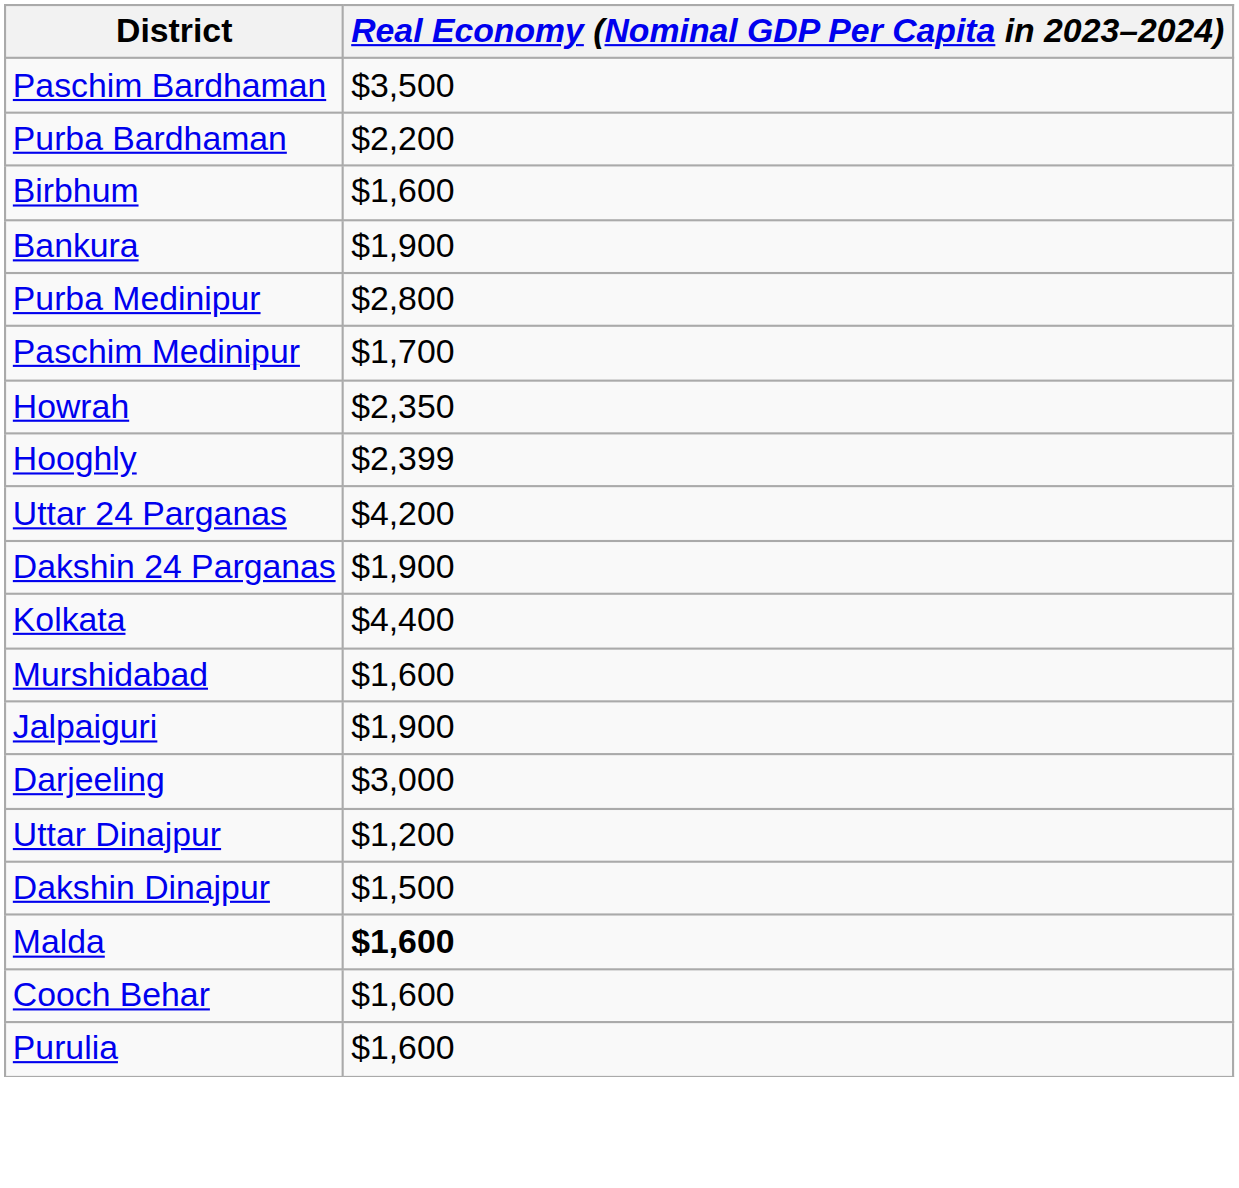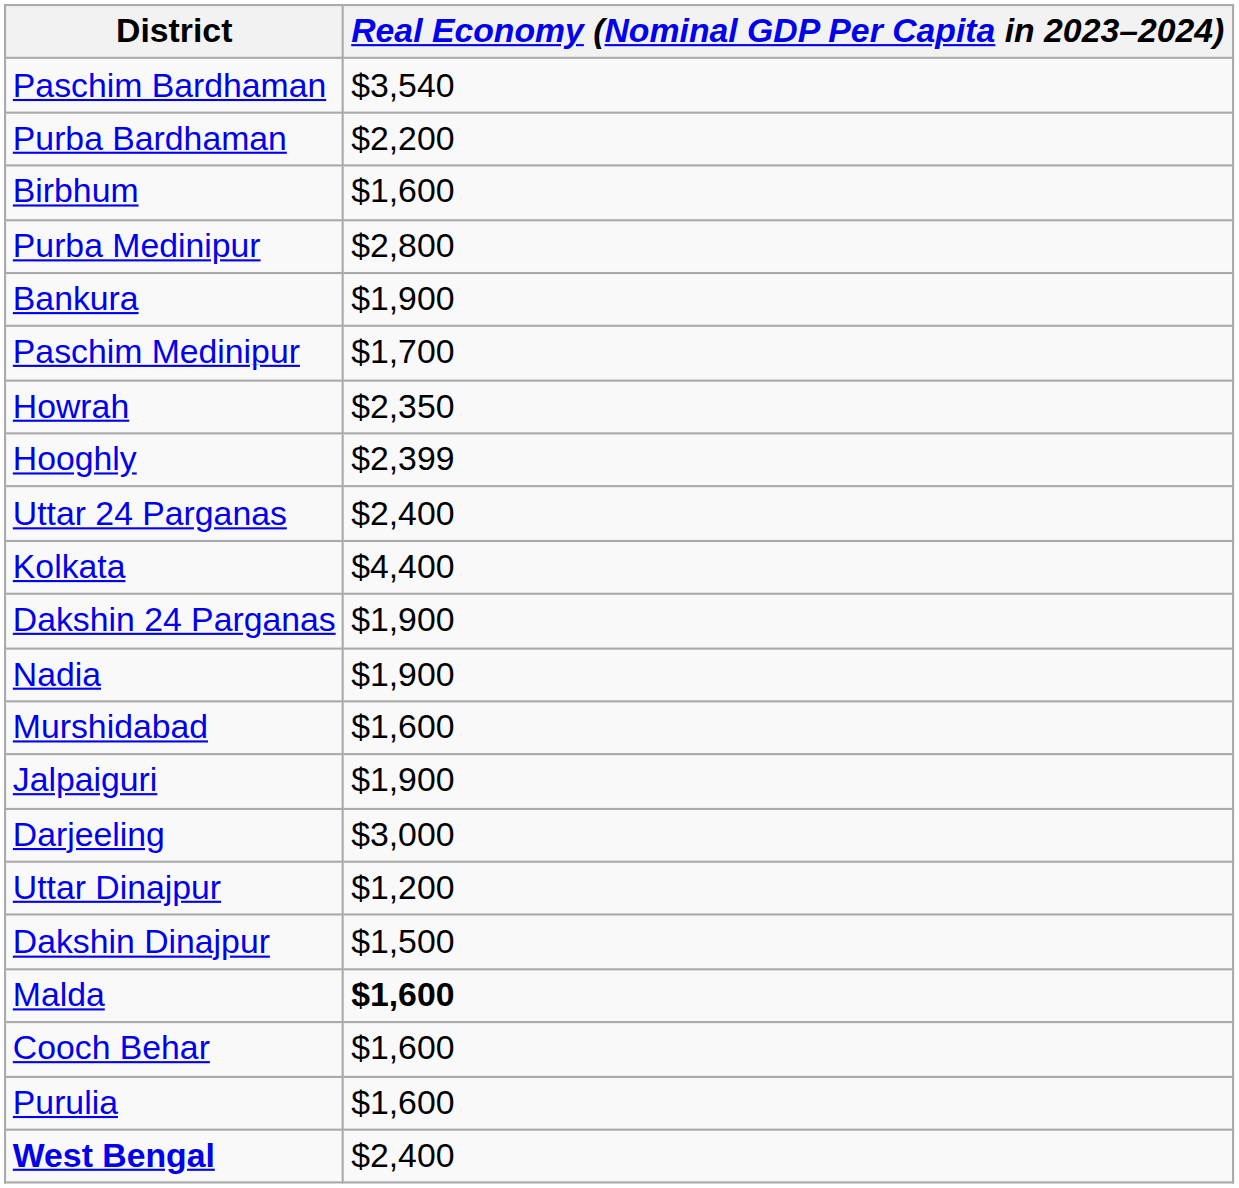(403, 84) $3,500 -> (403, 84) $3,540
rows swapped: (76, 245) <-> (137, 298)
(403, 513) $4,200 -> (403, 513) $2,400
rows swapped: (174, 566) <-> (69, 620)
+ row: (57, 673)
+ row: (114, 1155)
